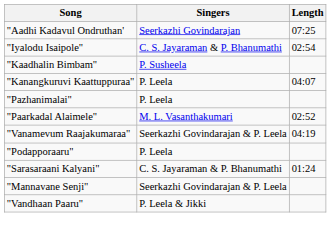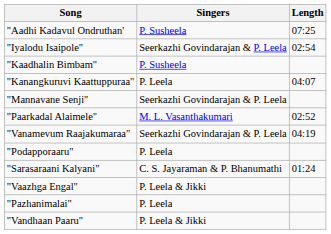(190, 30) Seerkazhi Govindarajan -> (163, 30) P. Susheela
(211, 47) C. S. Jayaraman & P. Bhanumathi -> (213, 47) Seerkazhi Govindarajan & P. Leela
rows swapped: (48, 186) <-> (39, 99)
+ row: (42, 186)
